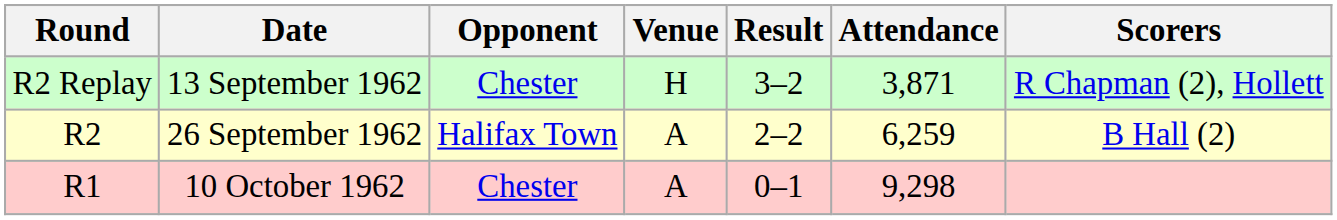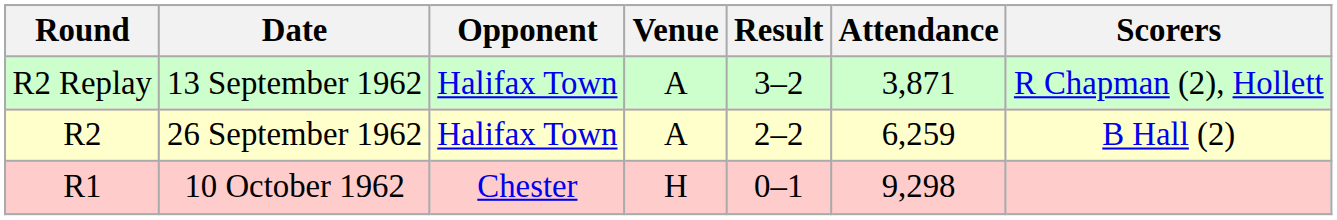(527, 82) Chester -> (527, 82) Halifax Town
(676, 82) H -> (676, 82) A
(676, 186) A -> (676, 186) H
